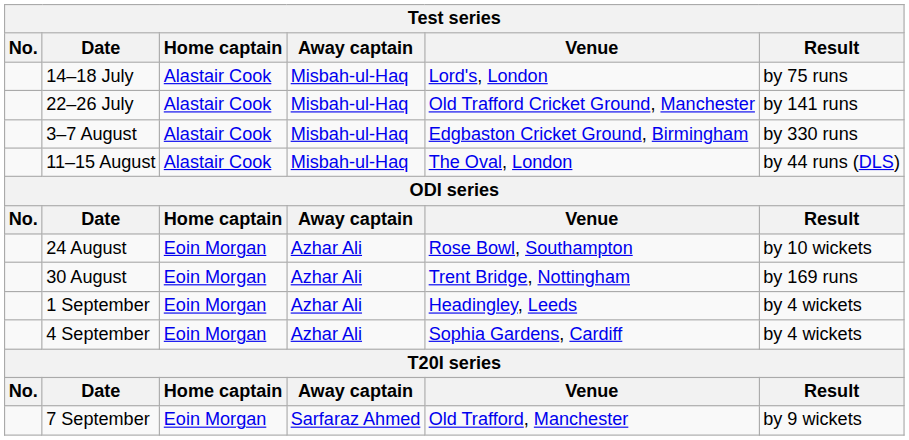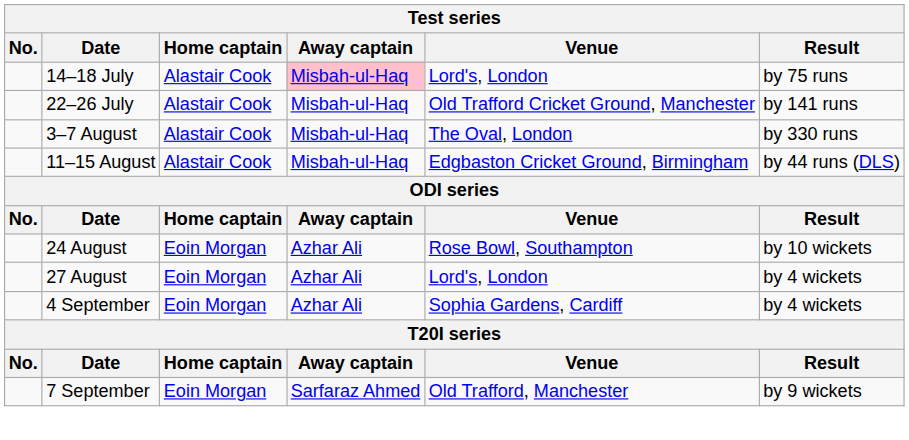(349, 76) no background -> (349, 76) pink background
(588, 133) Edgbaston Cricket Ground, Birmingham -> (501, 133) The Oval, London
(501, 162) The Oval, London -> (588, 162) Edgbaston Cricket Ground, Birmingham
+ row: (86, 276)
- row: (86, 276)
- row: (98, 305)
